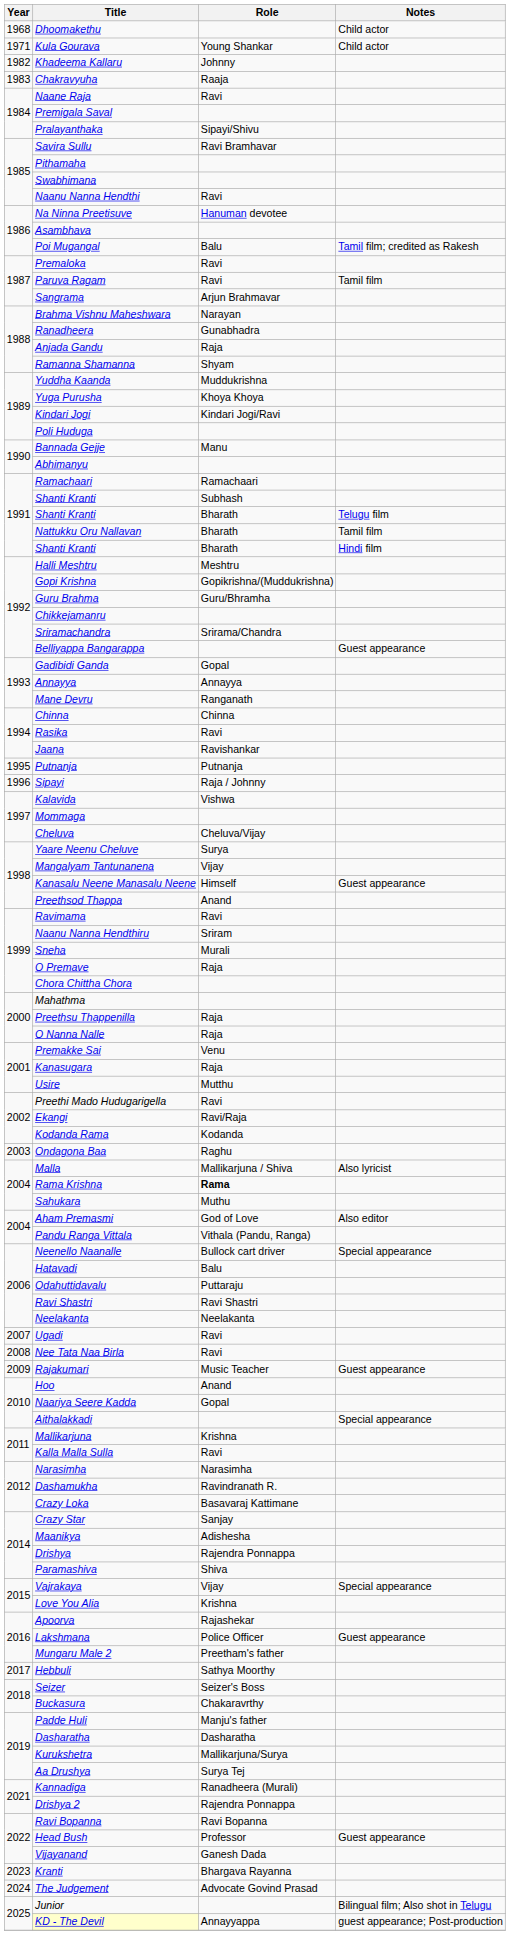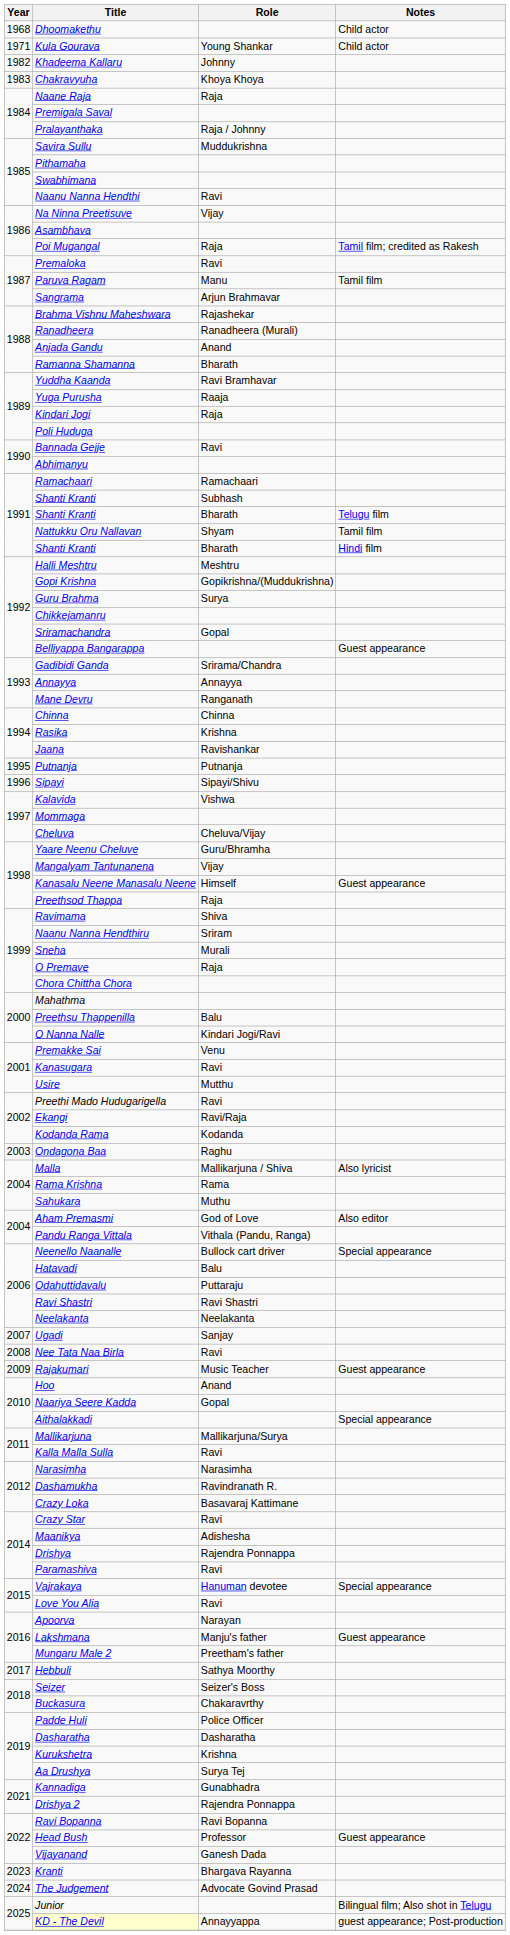(215, 79) Raaja -> (232, 79) Khoya Khoya
(211, 96) Ravi -> (212, 96) Raja
(230, 130) Sipayi/Shivu -> (233, 130) Raja / Johnny
(239, 146) Ravi Bramhavar -> (234, 146) Muddukrishna
(244, 213) Hanuman devotee -> (212, 213) Vijay
(211, 247) Balu -> (212, 247) Raja
(211, 280) Ravi -> (214, 280) Manu
(221, 314) Narayan -> (228, 314) Rajashekar
(230, 331) Gunabhadra -> (249, 331) Ranadheera (Murali)
(212, 347) Raja -> (216, 347) Anand
(217, 364) Shyam -> (219, 364) Bharath
(234, 381) Muddukrishna -> (239, 381) Ravi Bramhavar
(232, 398) Khoya Khoya -> (215, 398) Raaja
(240, 414) Kindari Jogi/Ravi -> (212, 414) Raja
(214, 448) Manu -> (211, 448) Ravi
(219, 532) Bharath -> (217, 532) Shyam
(235, 599) Guru/Bhramha -> (215, 599) Surya
(241, 632) Srirama/Chandra -> (215, 632) Gopal
(215, 666) Gopal -> (241, 666) Srirama/Chandra
(211, 733) Ravi -> (219, 733) Krishna
(233, 783) Raja / Johnny -> (230, 783) Sipayi/Shivu
(215, 850) Surya -> (235, 850) Guru/Bhramha
(216, 900) Anand -> (212, 900) Raja
(211, 917) Ravi -> (214, 917) Shiva
(212, 1017) Raja -> (211, 1017) Balu
(212, 1034) Raja -> (240, 1034) Kindari Jogi/Ravi
(212, 1067) Raja -> (211, 1067) Ravi
(215, 1185) bold -> (215, 1185) normal
(211, 1335) Ravi -> (217, 1335) Sanjay
(219, 1436) Krishna -> (244, 1436) Mallikarjuna/Surya
(217, 1520) Sanjay -> (211, 1520) Ravi
(214, 1570) Shiva -> (211, 1570) Ravi
(212, 1587) Vijay -> (244, 1587) Hanuman devotee
(219, 1603) Krishna -> (211, 1603) Ravi
(228, 1620) Rajashekar -> (221, 1620) Narayan
(232, 1637) Police Officer -> (234, 1637) Manju's father
(234, 1721) Manju's father -> (232, 1721) Police Officer
(244, 1754) Mallikarjuna/Surya -> (219, 1754) Krishna
(249, 1788) Ranadheera (Murali) -> (230, 1788) Gunabhadra
